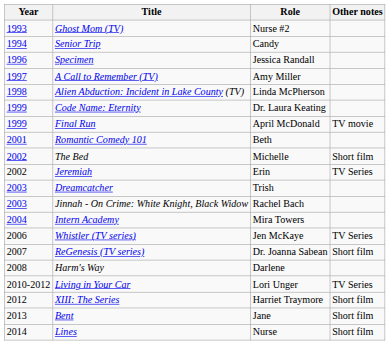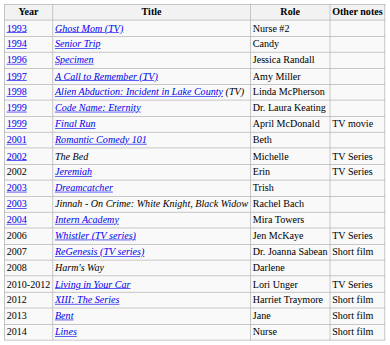(353, 156) Short film -> (352, 156) TV Series
